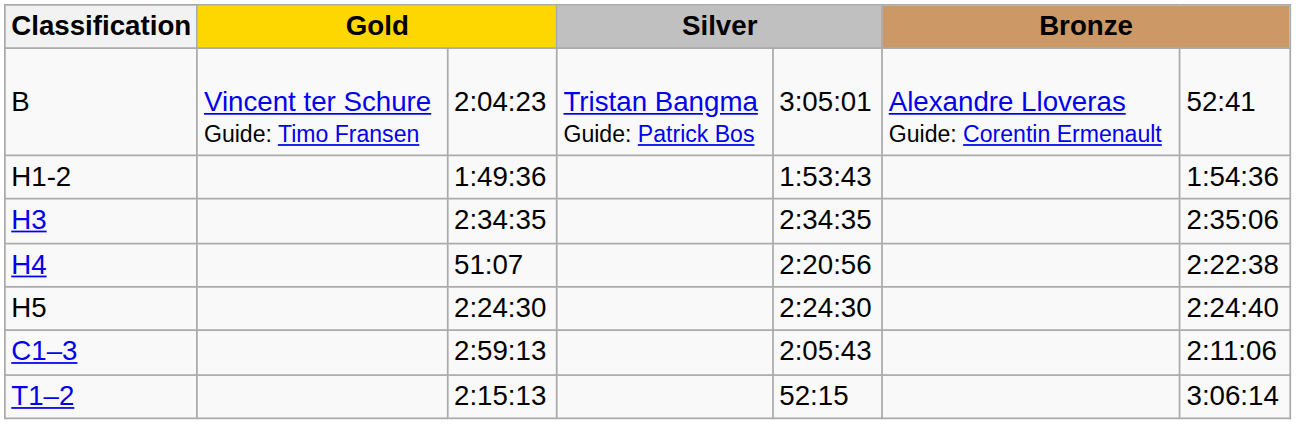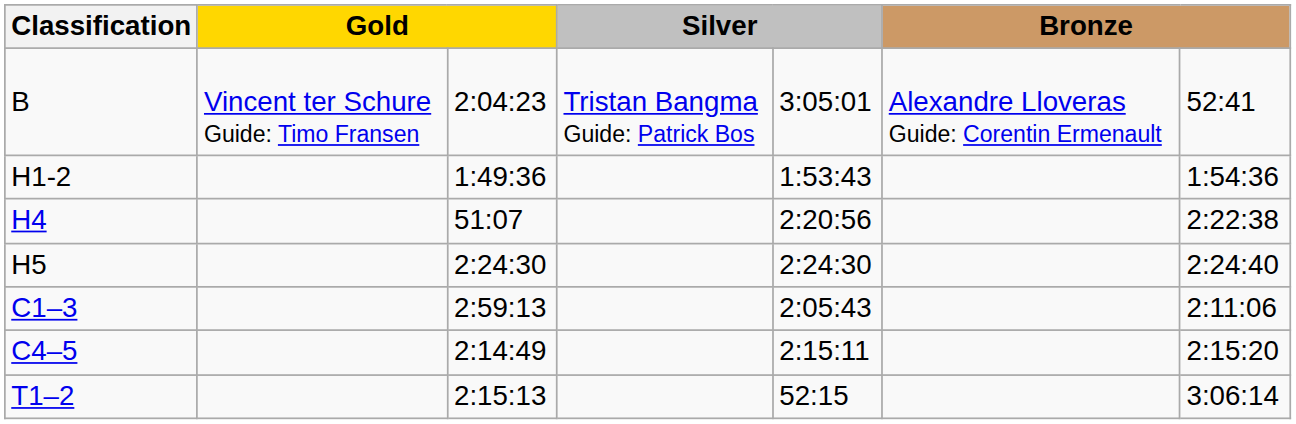- row: (29, 220)
+ row: (44, 352)
